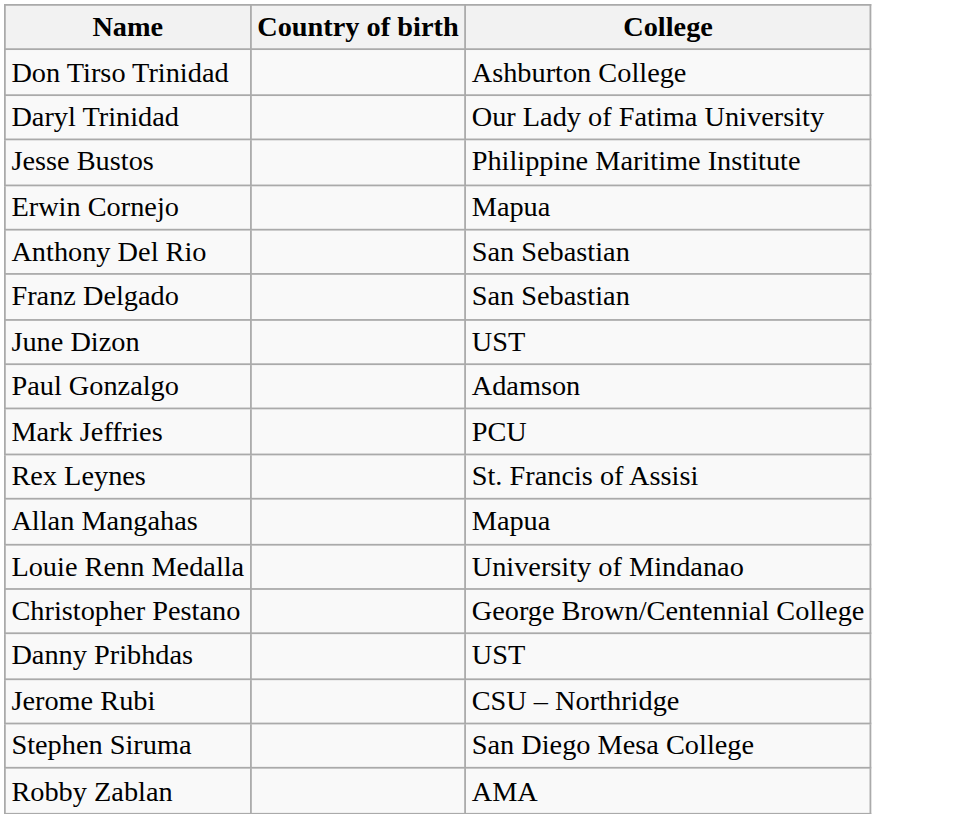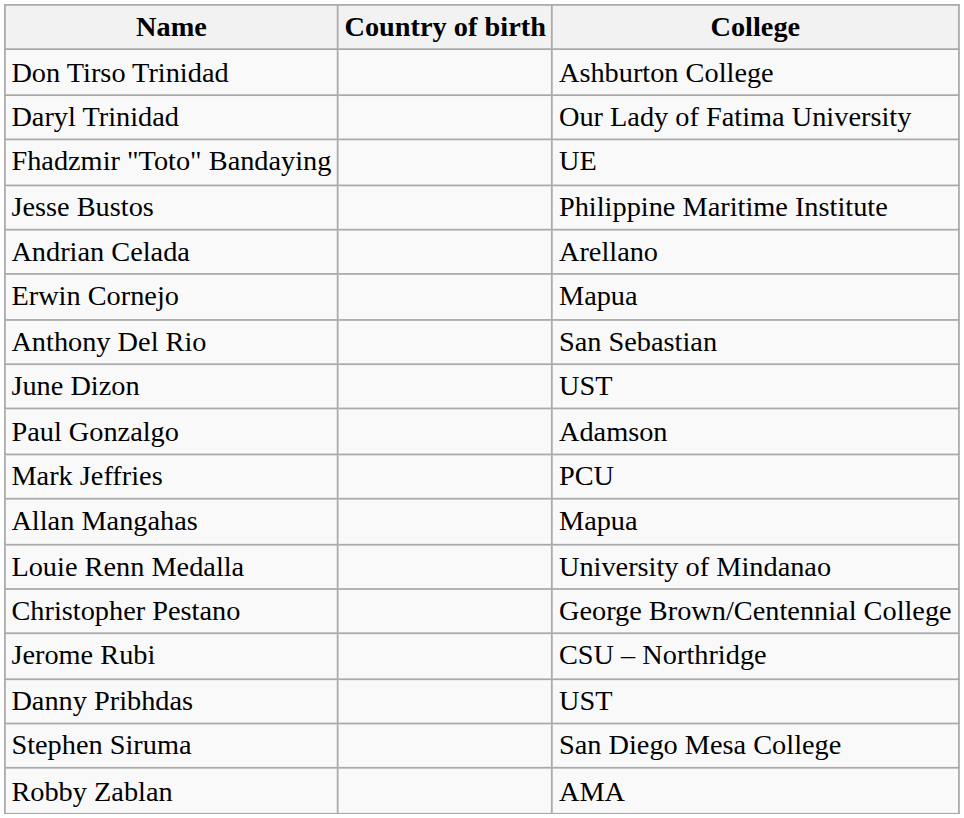+ row: (171, 161)
+ row: (101, 251)
- row: (95, 296)
- row: (79, 476)
rows swapped: (102, 655) <-> (83, 700)
